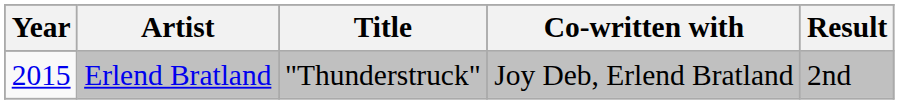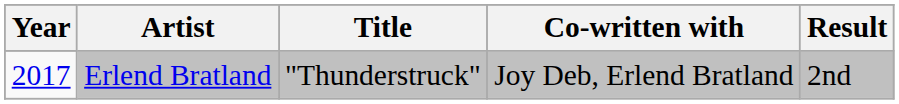(41, 74) 2015 -> (41, 74) 2017
